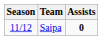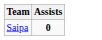- column: (21, 12)
